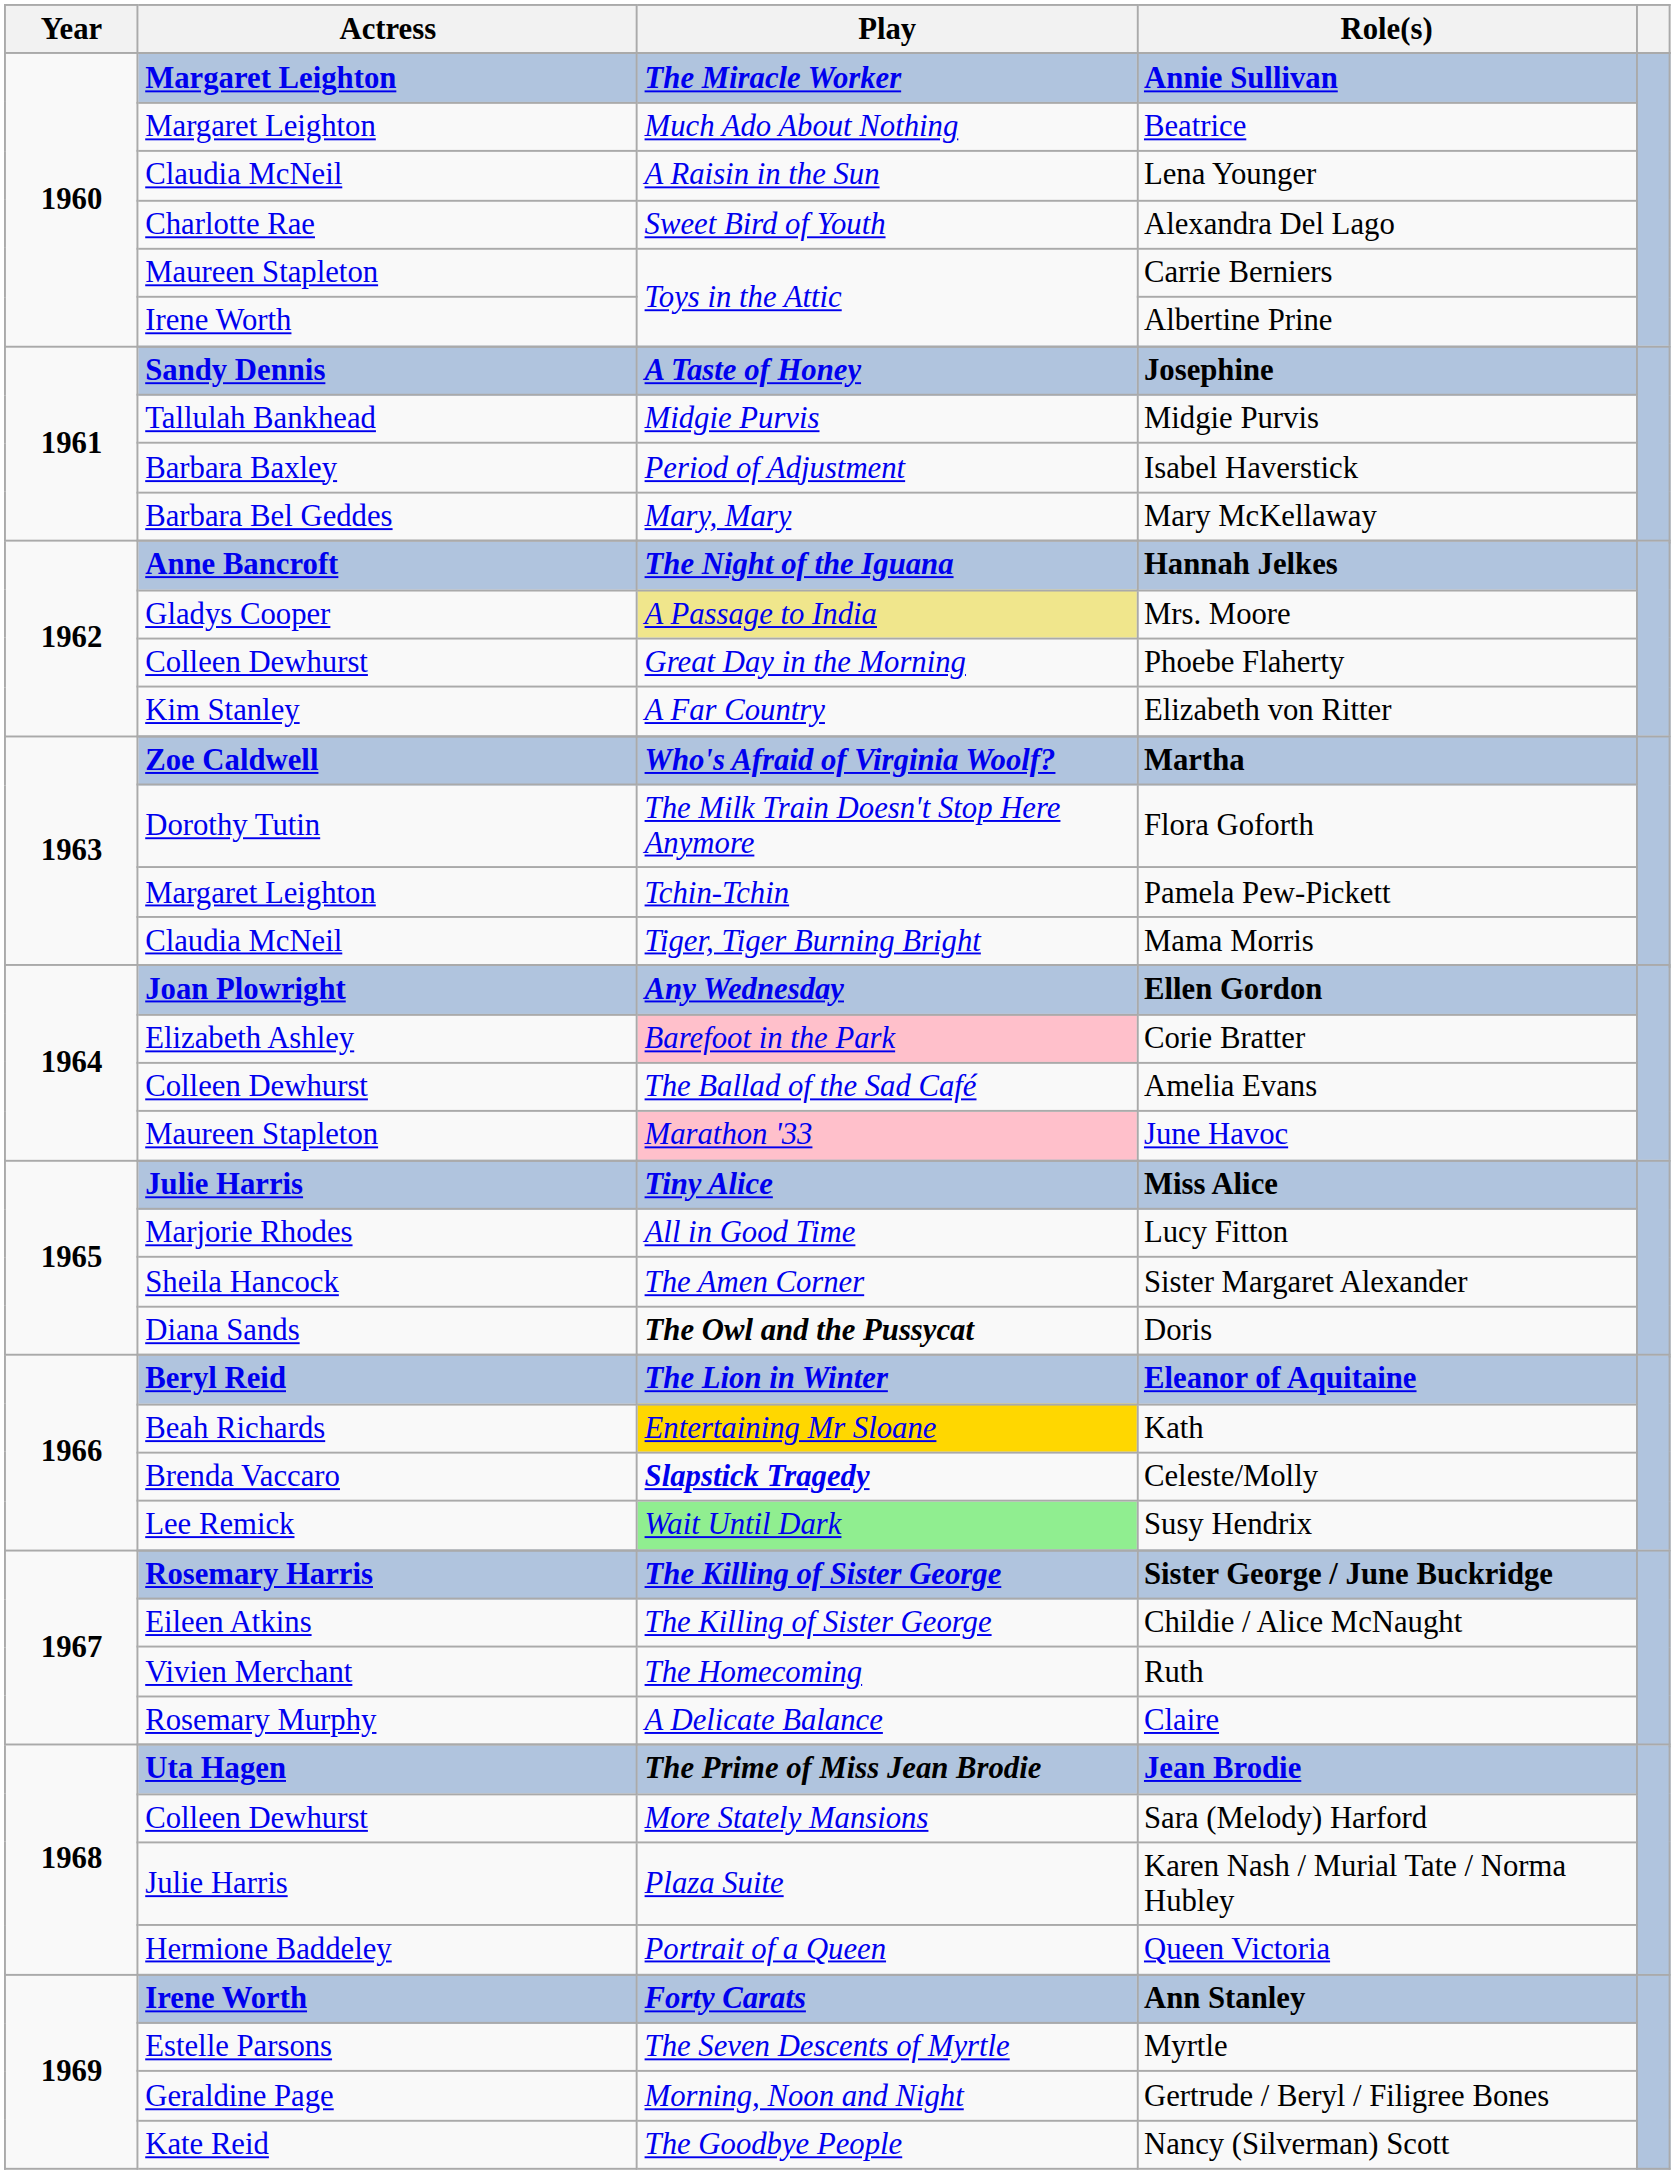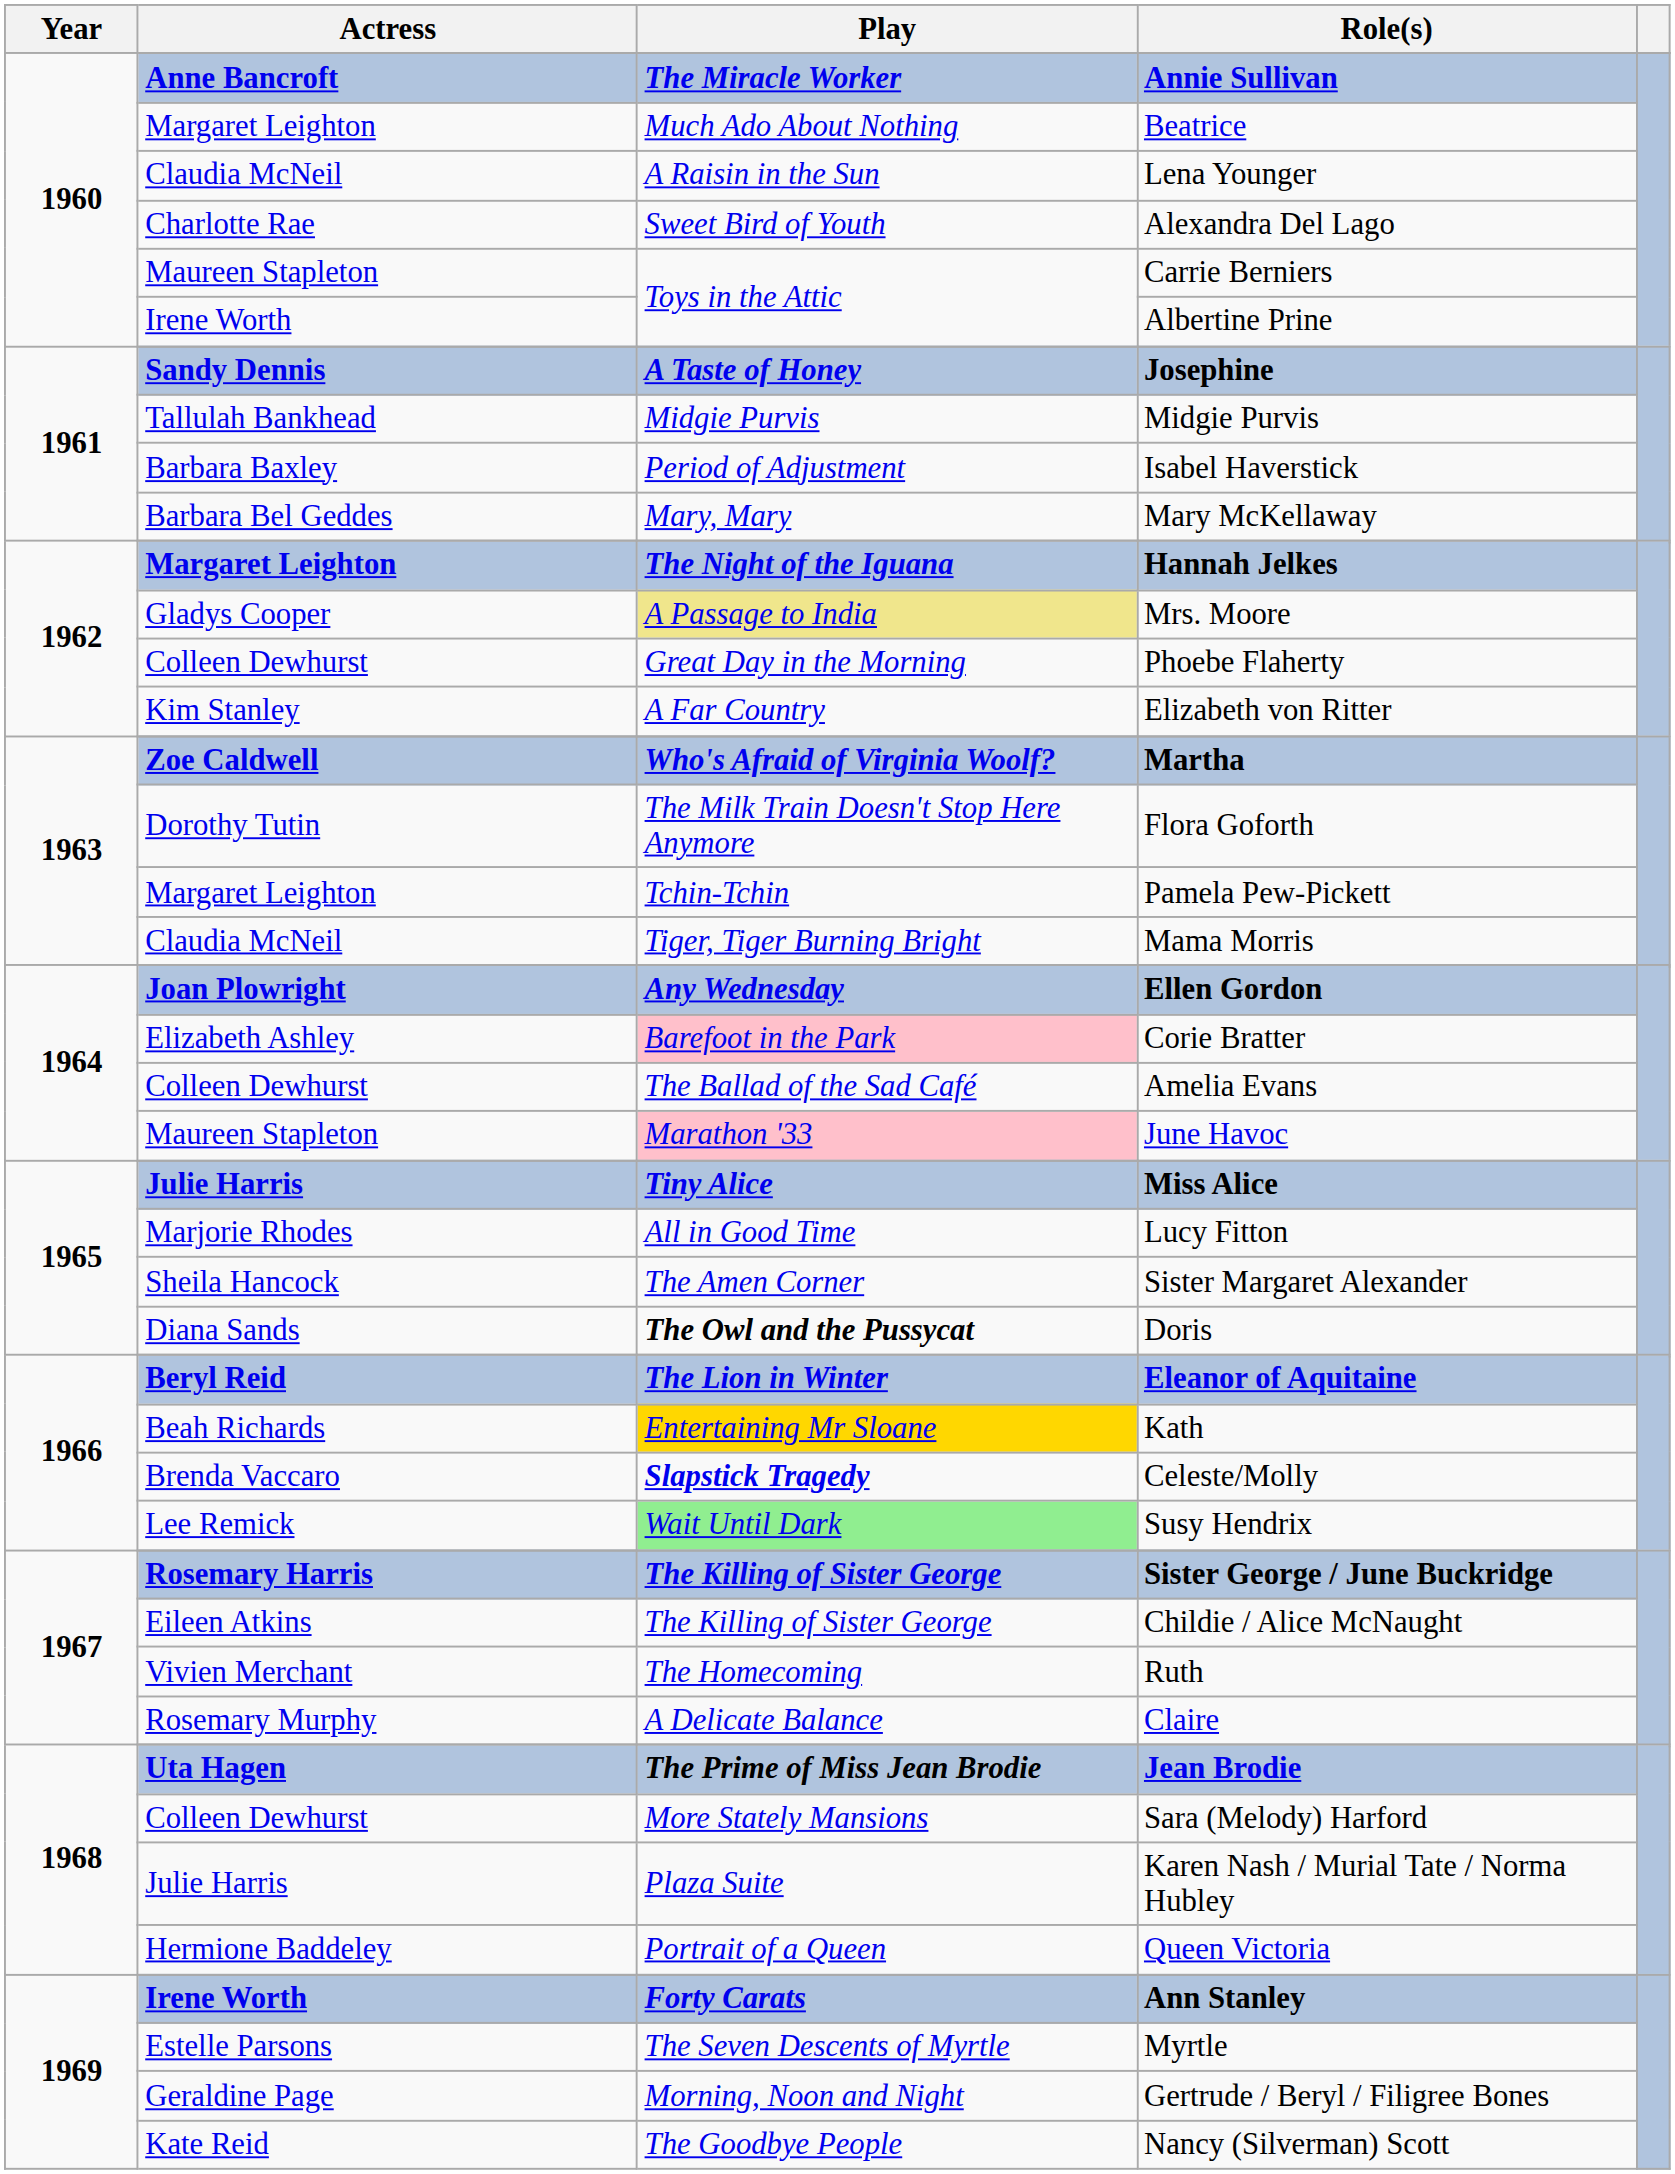(271, 77) Margaret Leighton -> (242, 77) Anne Bancroft
(242, 564) Anne Bancroft -> (271, 564) Margaret Leighton
